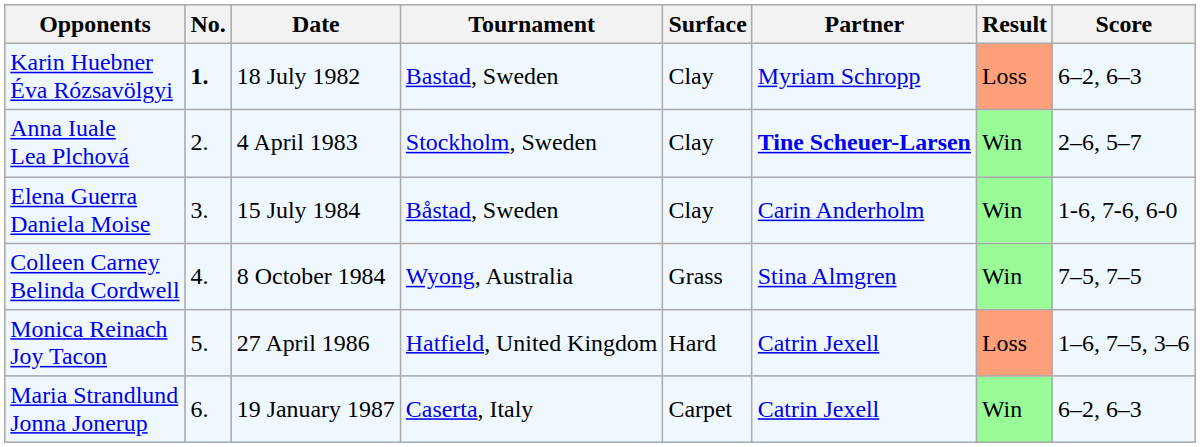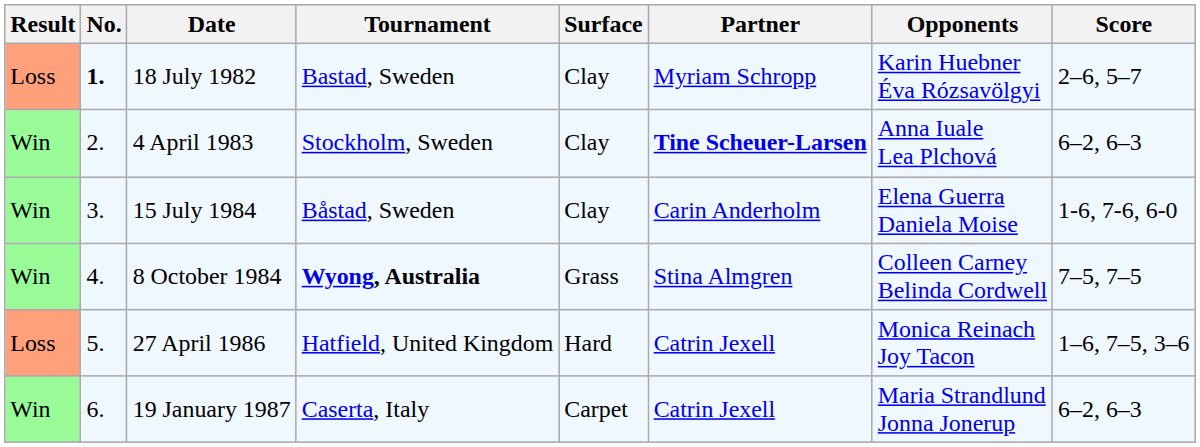columns swapped: (1015, 23) <-> (95, 23)
(1100, 76) 6–2, 6–3 -> (1100, 76) 2–6, 5–7
(1100, 142) 2–6, 5–7 -> (1100, 142) 6–2, 6–3
(489, 275) normal -> (391, 275) bold
